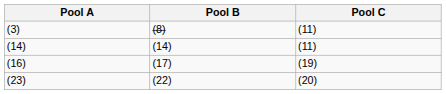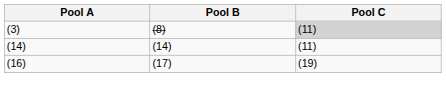(307, 30) no background -> (307, 30) lightgrey background
- row: (16, 81)
